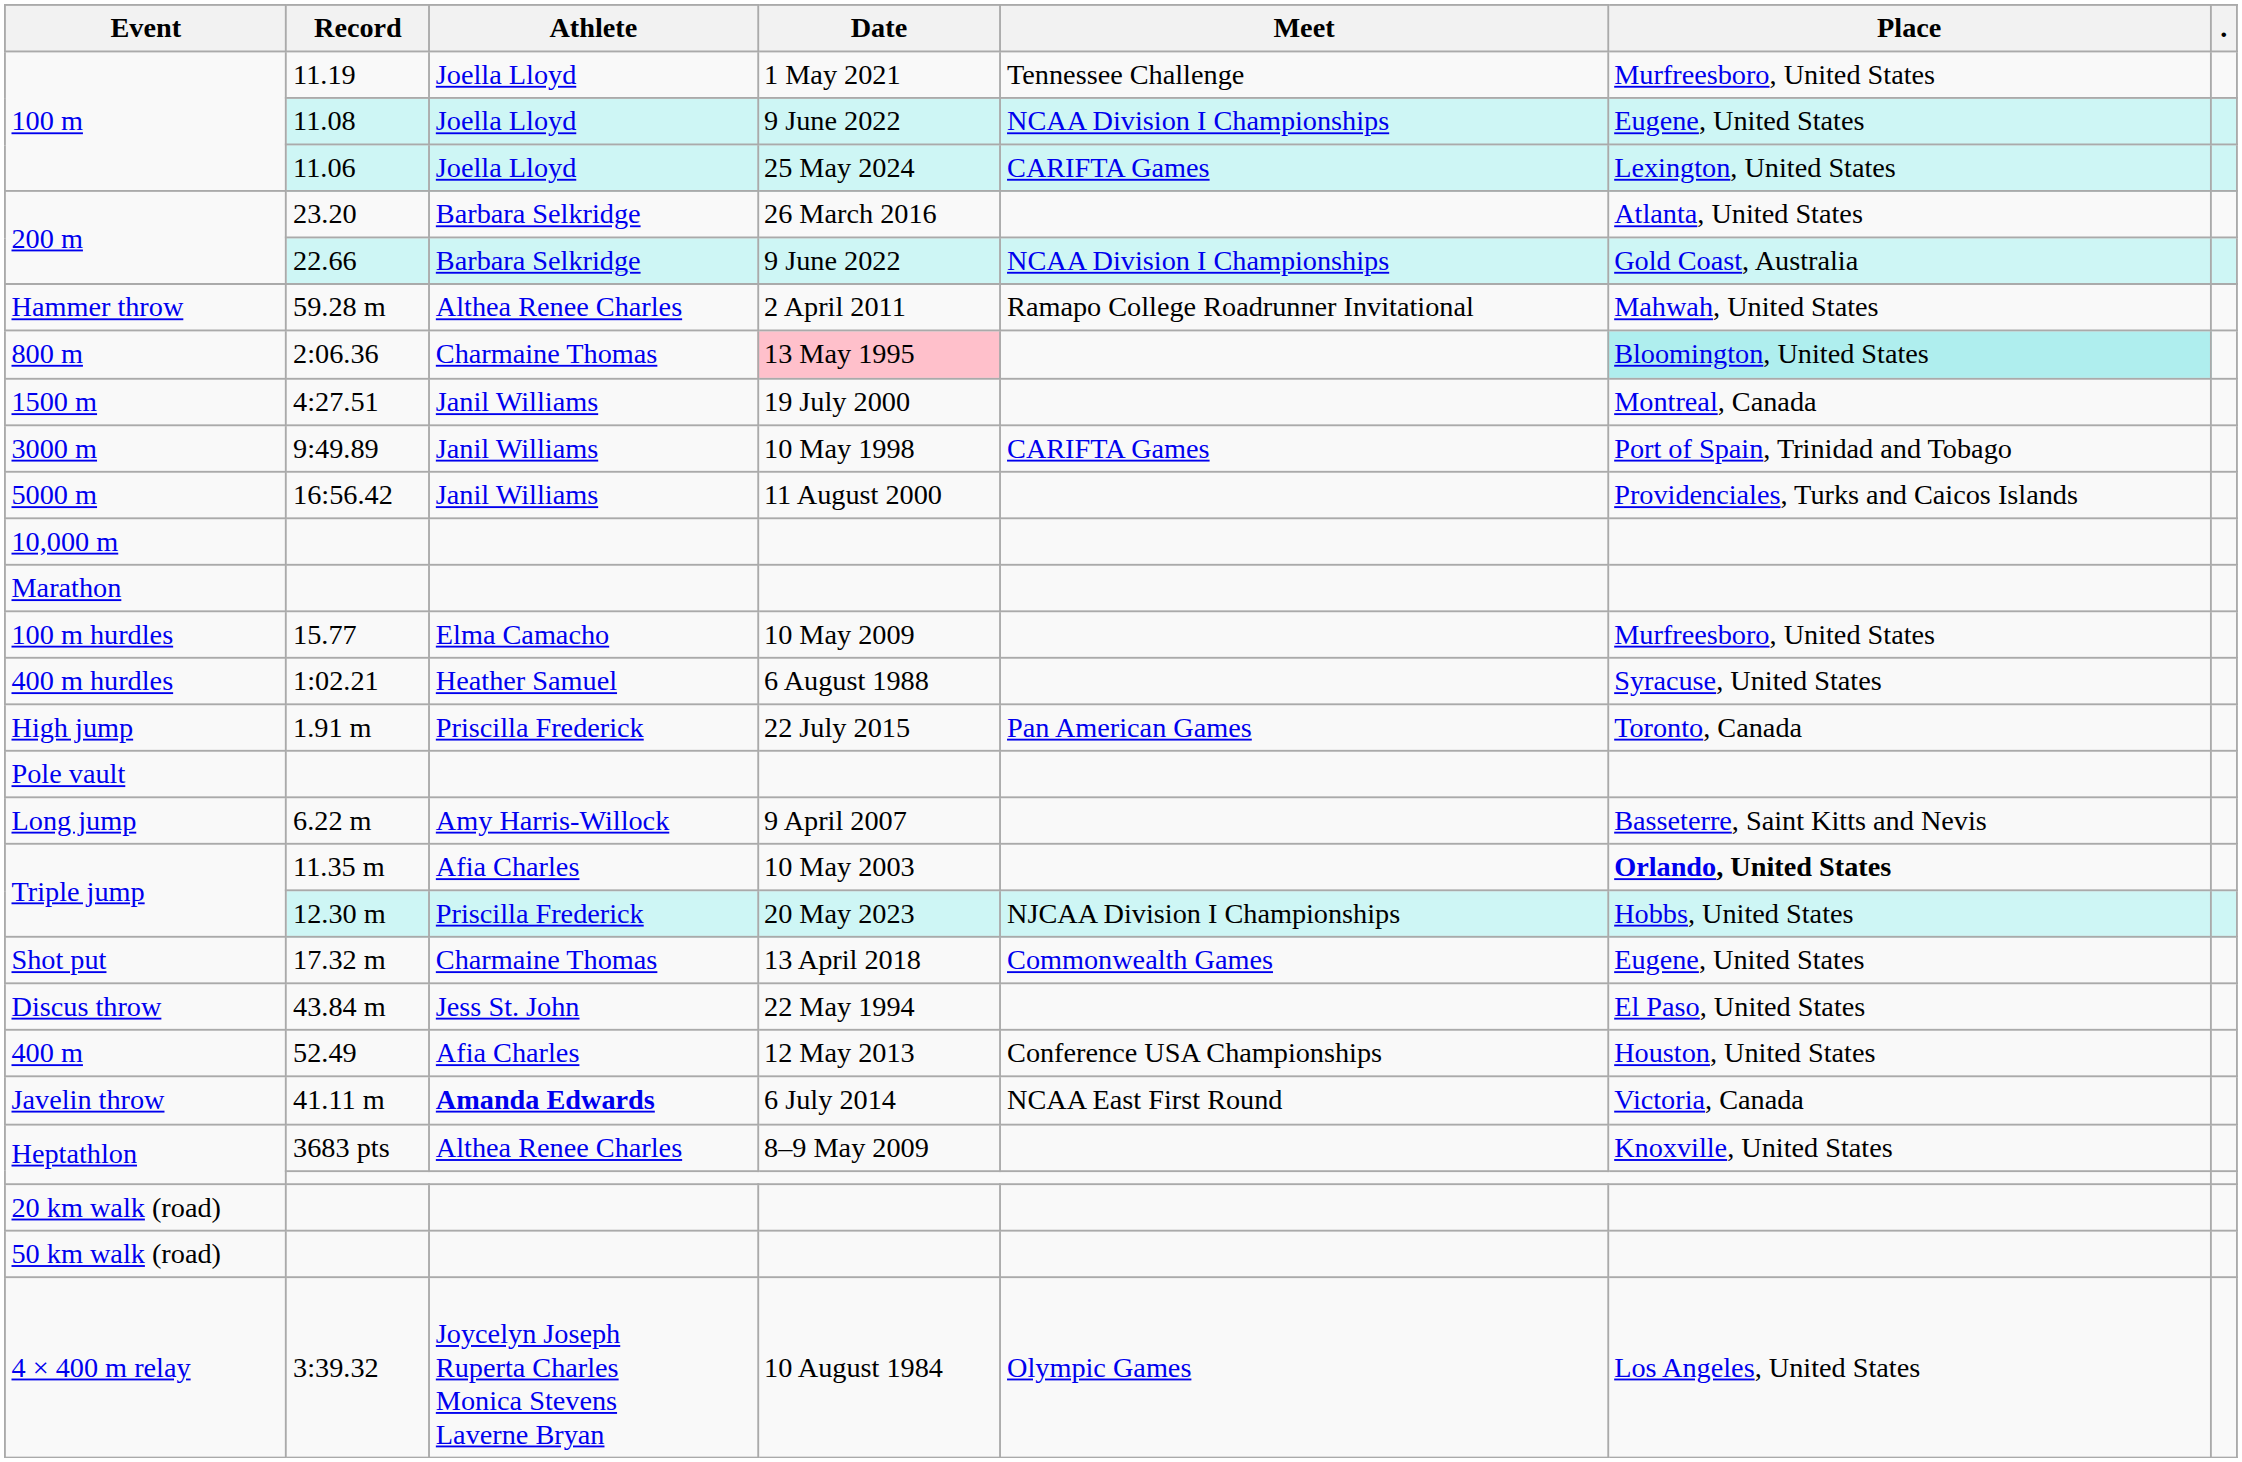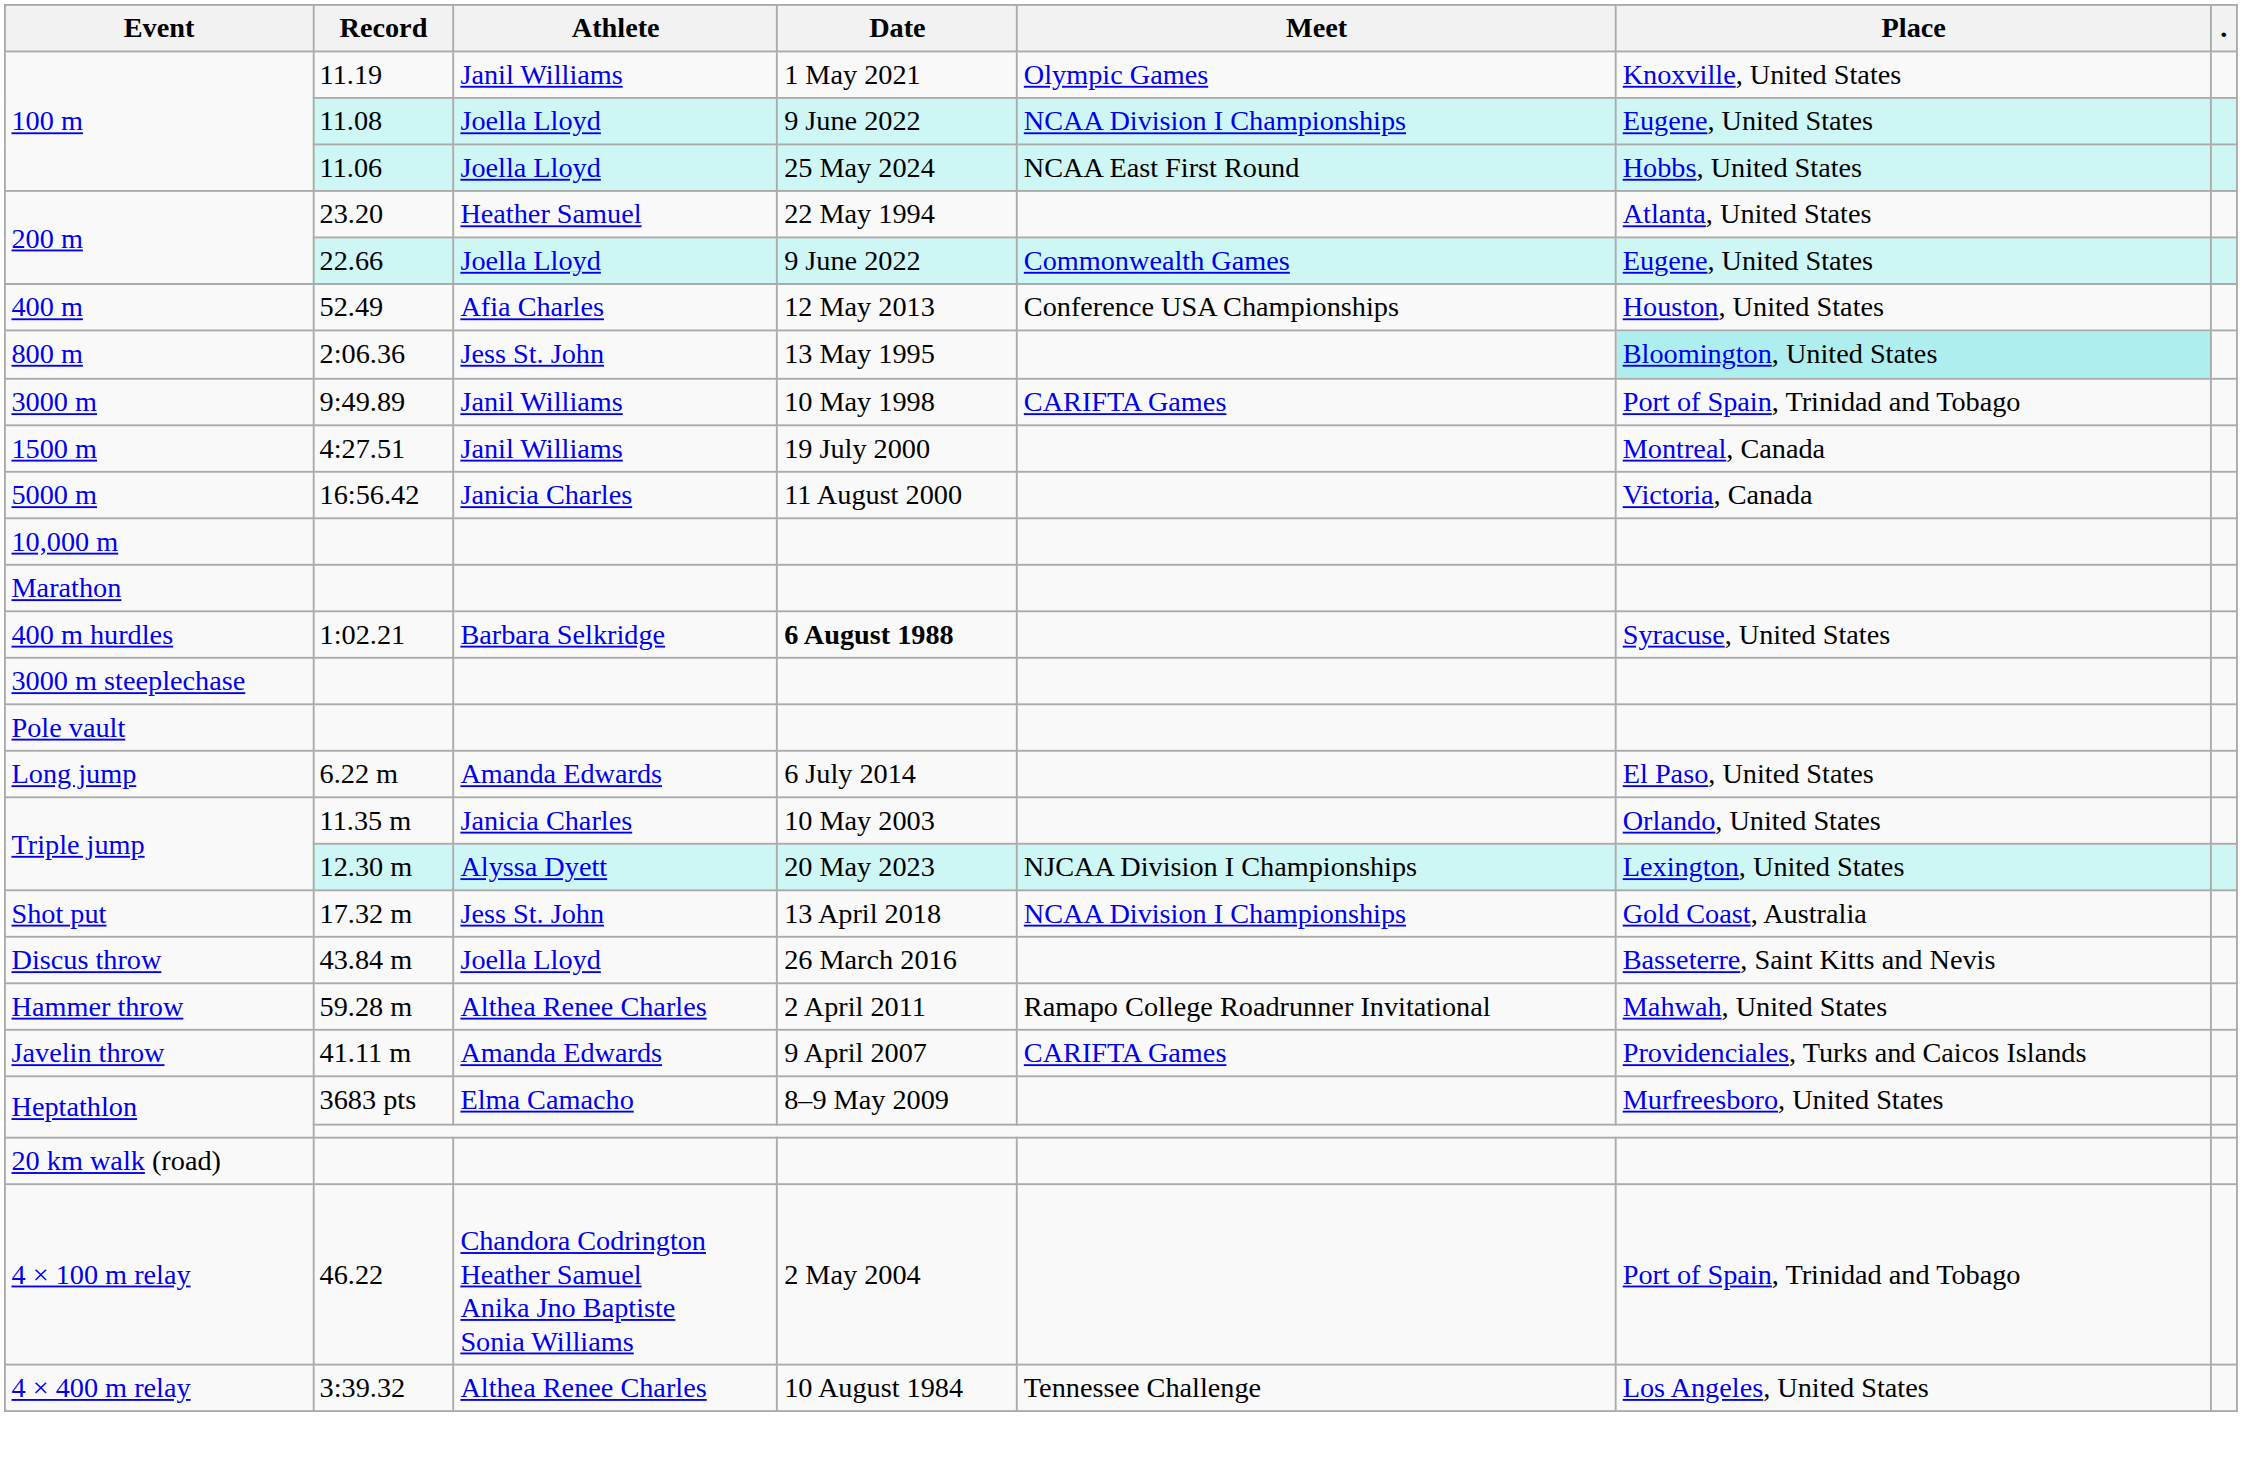(506, 74) Joella Lloyd -> (542, 74) Janil Williams
(1126, 74) Tennessee Challenge -> (1116, 74) Olympic Games
(1775, 74) Murfreesboro, United States -> (1762, 74) Knoxville, United States
(1108, 167) CARIFTA Games -> (1162, 167) NCAA East First Round
(1755, 167) Lexington, United States -> (1742, 167) Hobbs, United States
(538, 214) Barbara Selkridge -> (551, 214) Heather Samuel
(850, 214) 26 March 2016 -> (859, 214) 22 May 1994
(538, 261) Barbara Selkridge -> (531, 261) Joella Lloyd
(1198, 261) NCAA Division I Championships -> (1157, 261) Commonwealth Games
(1736, 261) Gold Coast, Australia -> (1748, 261) Eugene, United States
rows swapped: (47, 1053) <-> (97, 307)
(547, 354) Charmaine Thomas -> (532, 354) Jess St. John
(839, 354) pink background -> (859, 354) no background
rows swapped: (54, 400) <-> (54, 447)
(517, 494) Janil Williams -> (546, 494) Janicia Charles
(1846, 494) Providenciales, Turks and Caicos Islands -> (1718, 494) Victoria, Canada
- row: (92, 634)
(526, 680) Heather Samuel -> (563, 634) Barbara Selkridge
(846, 680) normal -> (869, 634) bold
+ row: (128, 680)
- row: (72, 727)
(553, 820) Amy Harris-Willock -> (561, 773) Amanda Edwards
(835, 820) 9 April 2007 -> (850, 773) 6 July 2014
(1801, 820) Basseterre, Saint Kitts and Nevis -> (1748, 773) El Paso, United States
(508, 867) Afia Charles -> (546, 820) Janicia Charles
(1753, 867) bold -> (1752, 820) normal
(540, 913) Priscilla Frederick -> (534, 867) Alyssa Dyett
(1734, 913) Hobbs, United States -> (1764, 867) Lexington, United States
(547, 960) Charmaine Thomas -> (532, 913) Jess St. John
(1140, 960) Commonwealth Games -> (1215, 913) NCAA Division I Championships
(1739, 960) Eugene, United States -> (1745, 913) Gold Coast, Australia
(508, 1006) Jess St. John -> (531, 960) Joella Lloyd
(839, 1006) 22 May 1994 -> (870, 960) 26 March 2016
(1740, 1006) El Paso, United States -> (1809, 960) Basseterre, Saint Kitts and Nevis
(545, 1100) bold -> (561, 1053) normal
(830, 1100) 6 July 2014 -> (856, 1053) 9 April 2007
(1145, 1100) NCAA East First Round -> (1125, 1053) CARIFTA Games
(1709, 1100) Victoria, Canada -> (1855, 1053) Providenciales, Turks and Caicos Islands
(559, 1146) Althea Renee Charles -> (547, 1100) Elma Camacho
(1753, 1146) Knoxville, United States -> (1783, 1100) Murfreesboro, United States
- row: (116, 1253)
+ row: (101, 1273)
(528, 1383) Joycelyn Joseph Ruperta Charles Monica Stevens Laverne Bryan -> (584, 1387) Althea Renee Charles
(1099, 1366) Olympic Games -> (1142, 1387) Tennessee Challenge
